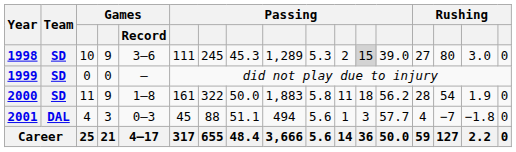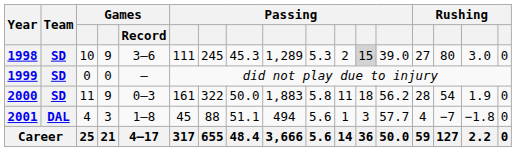(144, 96) 1–8 -> (144, 96) 0–3
(144, 116) 0–3 -> (144, 116) 1–8
